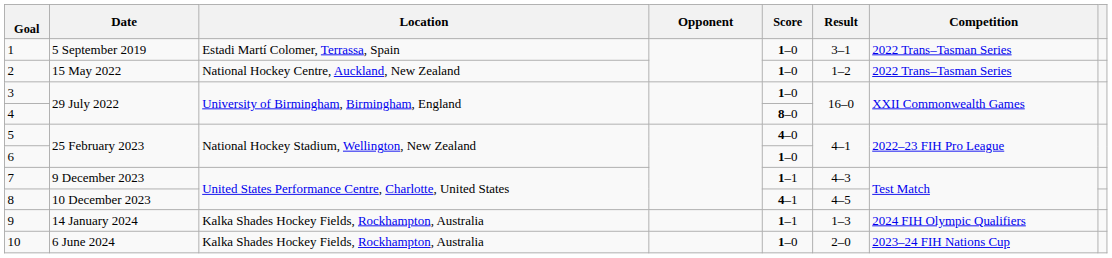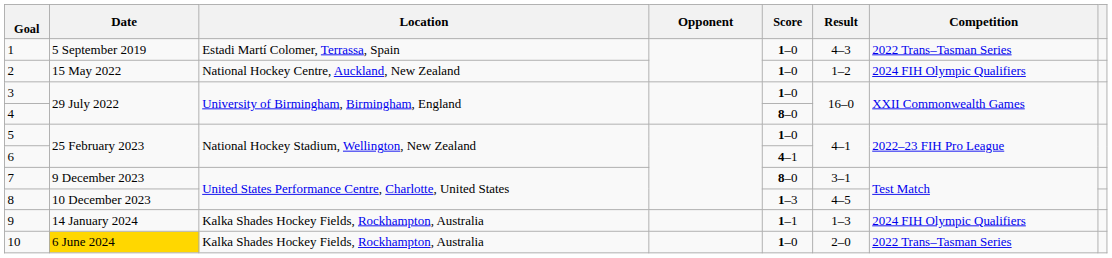(841, 50) 3–1 -> (841, 50) 4–3
(942, 71) 2022 Trans–Tasman Series -> (949, 71) 2024 FIH Olympic Qualifiers
(788, 135) 4–0 -> (788, 135) 1–0
(788, 157) 1–0 -> (788, 157) 4–1
(788, 178) 1–1 -> (788, 178) 8–0
(841, 178) 4–3 -> (841, 178) 3–1
(788, 199) 4–1 -> (788, 199) 1–3
(83, 242) no background -> (83, 242) gold background
(941, 242) 2023–24 FIH Nations Cup -> (942, 242) 2022 Trans–Tasman Series
